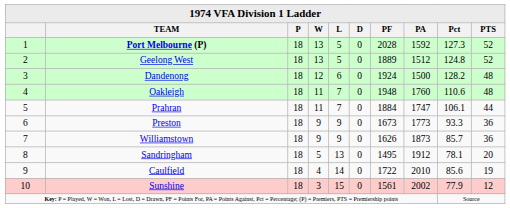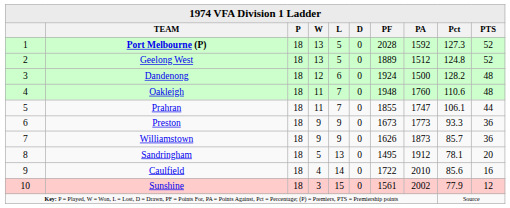(387, 108) 1884 -> (387, 108) 1855
(488, 170) 19 -> (488, 170) 16
